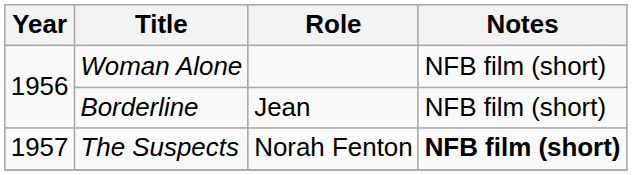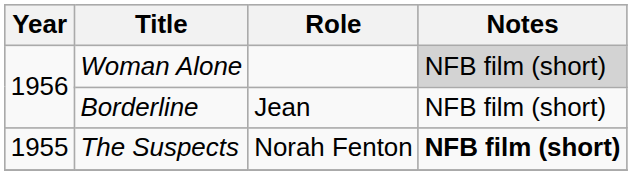(515, 66) no background -> (515, 66) lightgrey background
(40, 148) 1957 -> (40, 148) 1955
